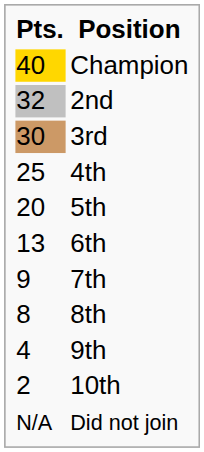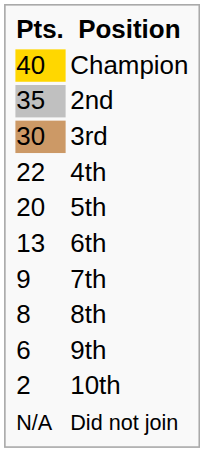(31, 101) 32 -> (31, 101) 35
(31, 172) 25 -> (31, 172) 22
(23, 350) 4 -> (23, 350) 6
